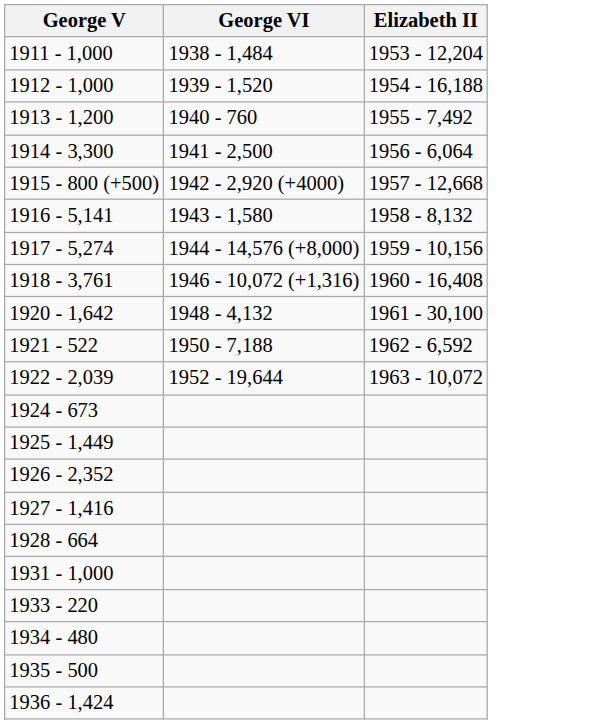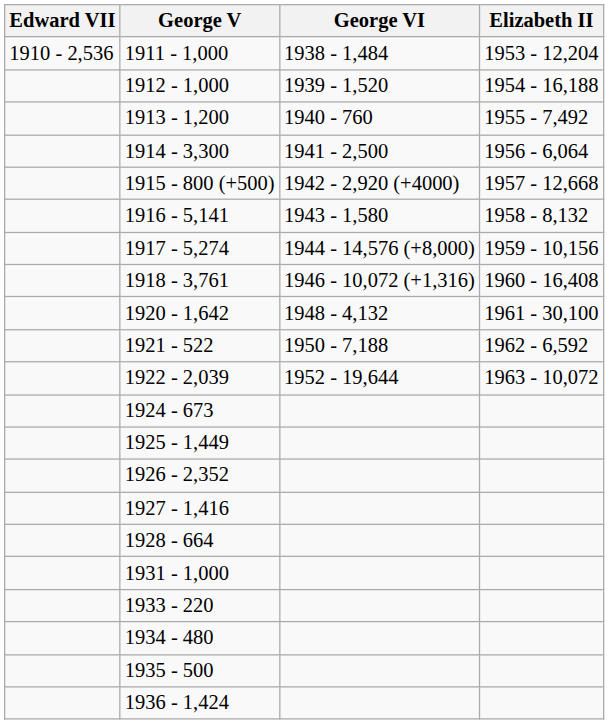+ column: (62, 20)
